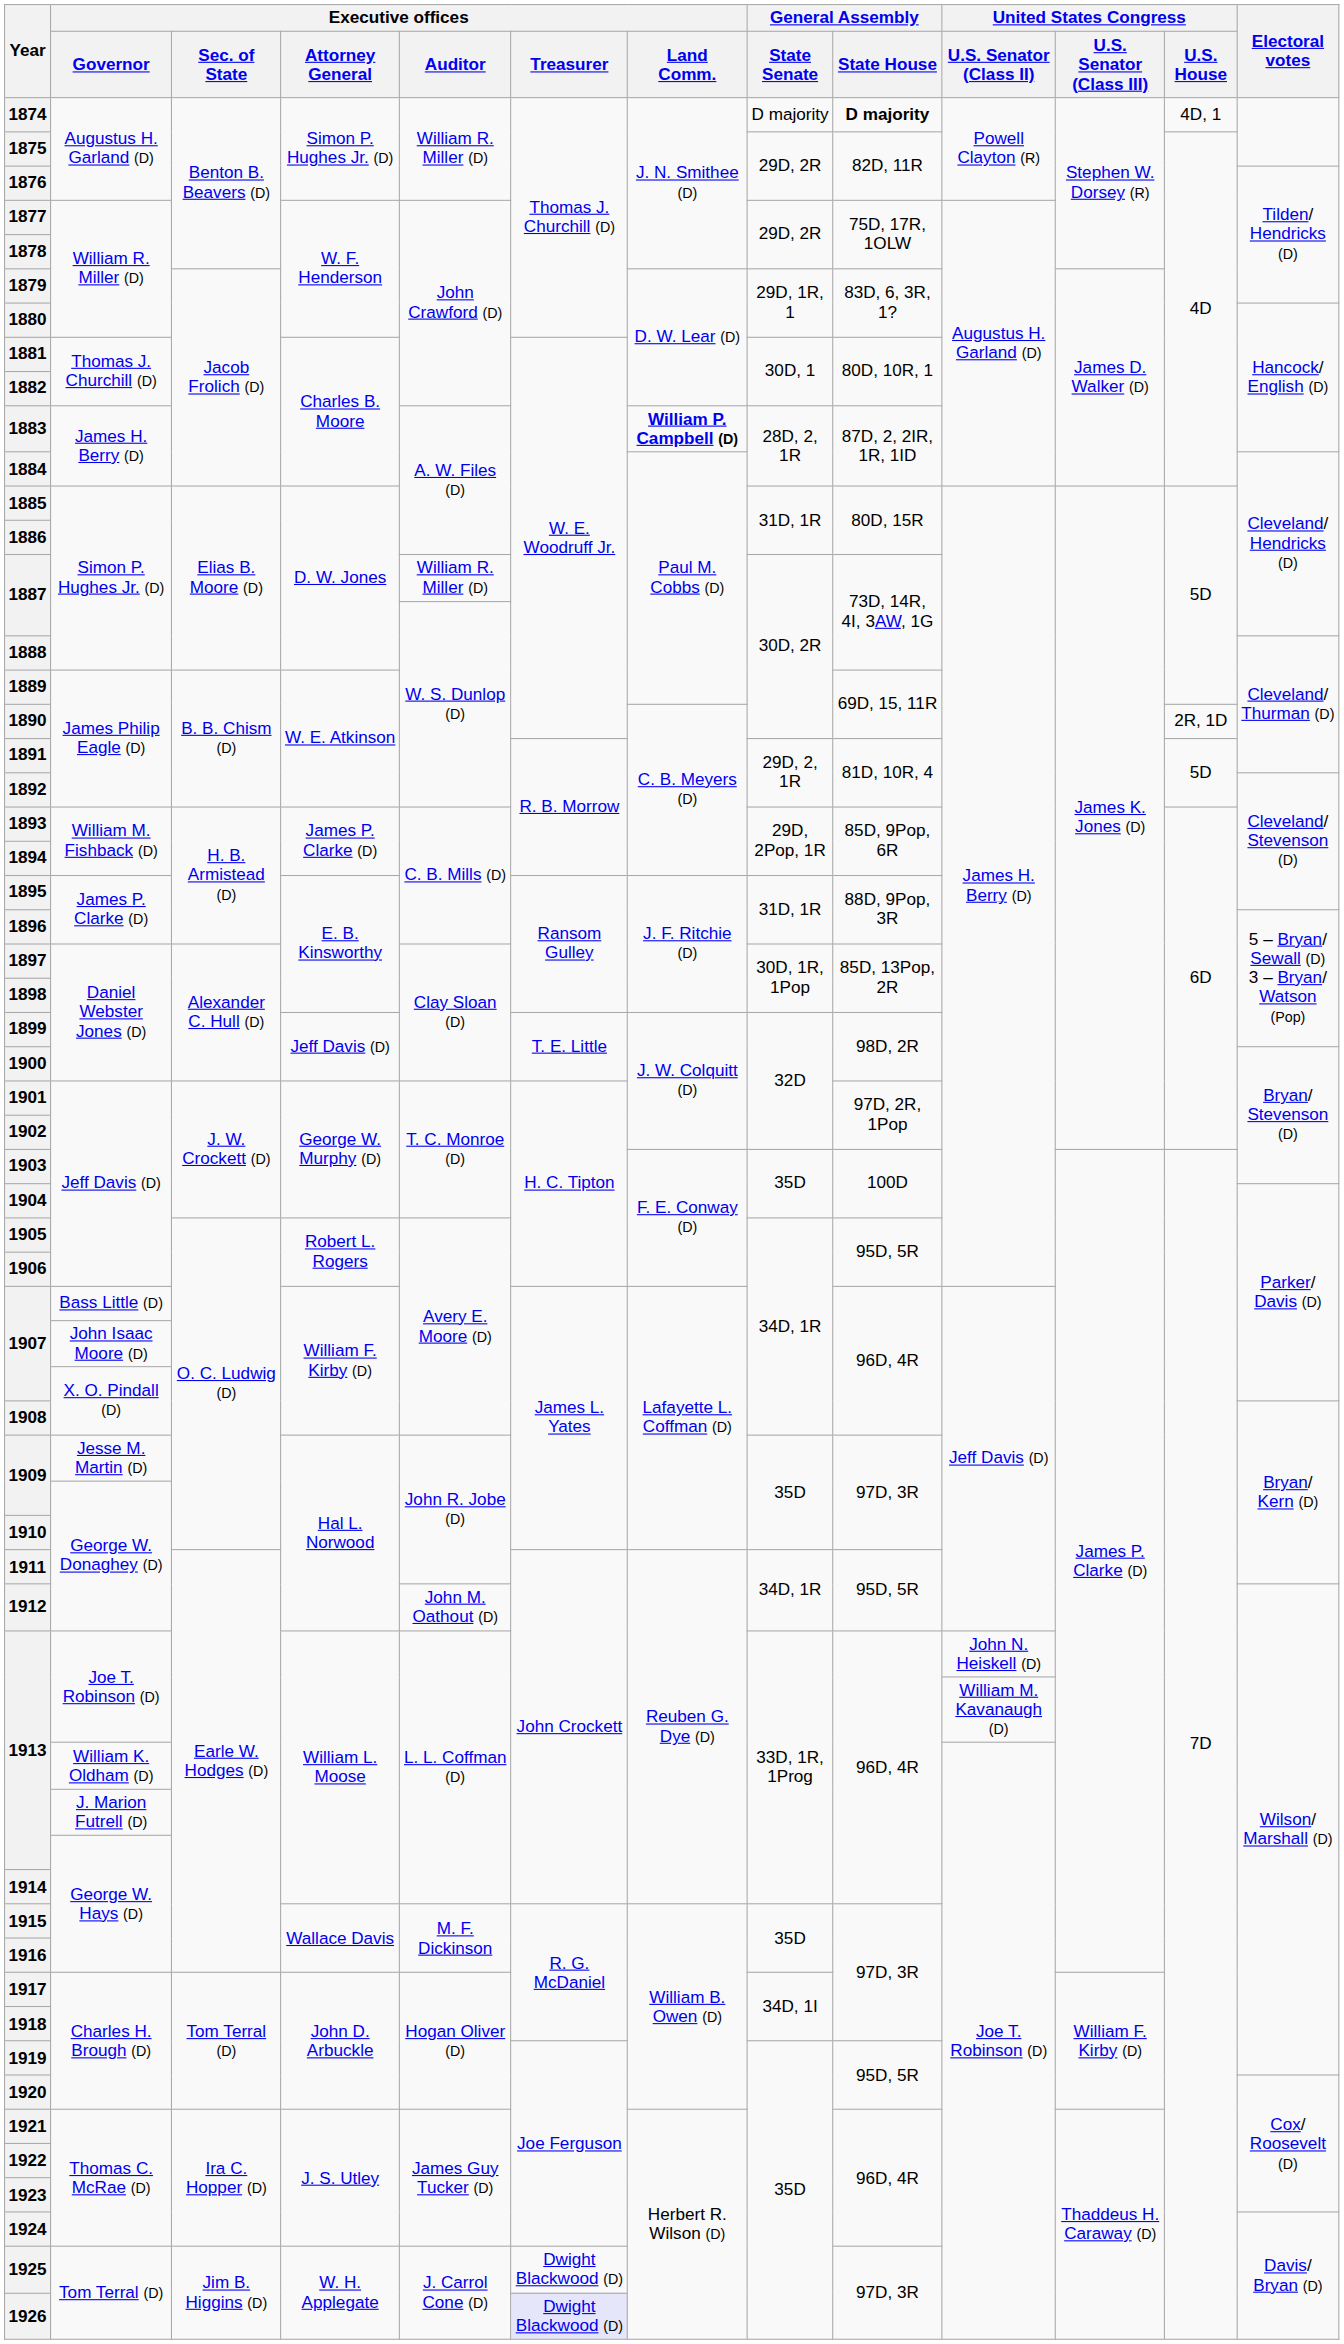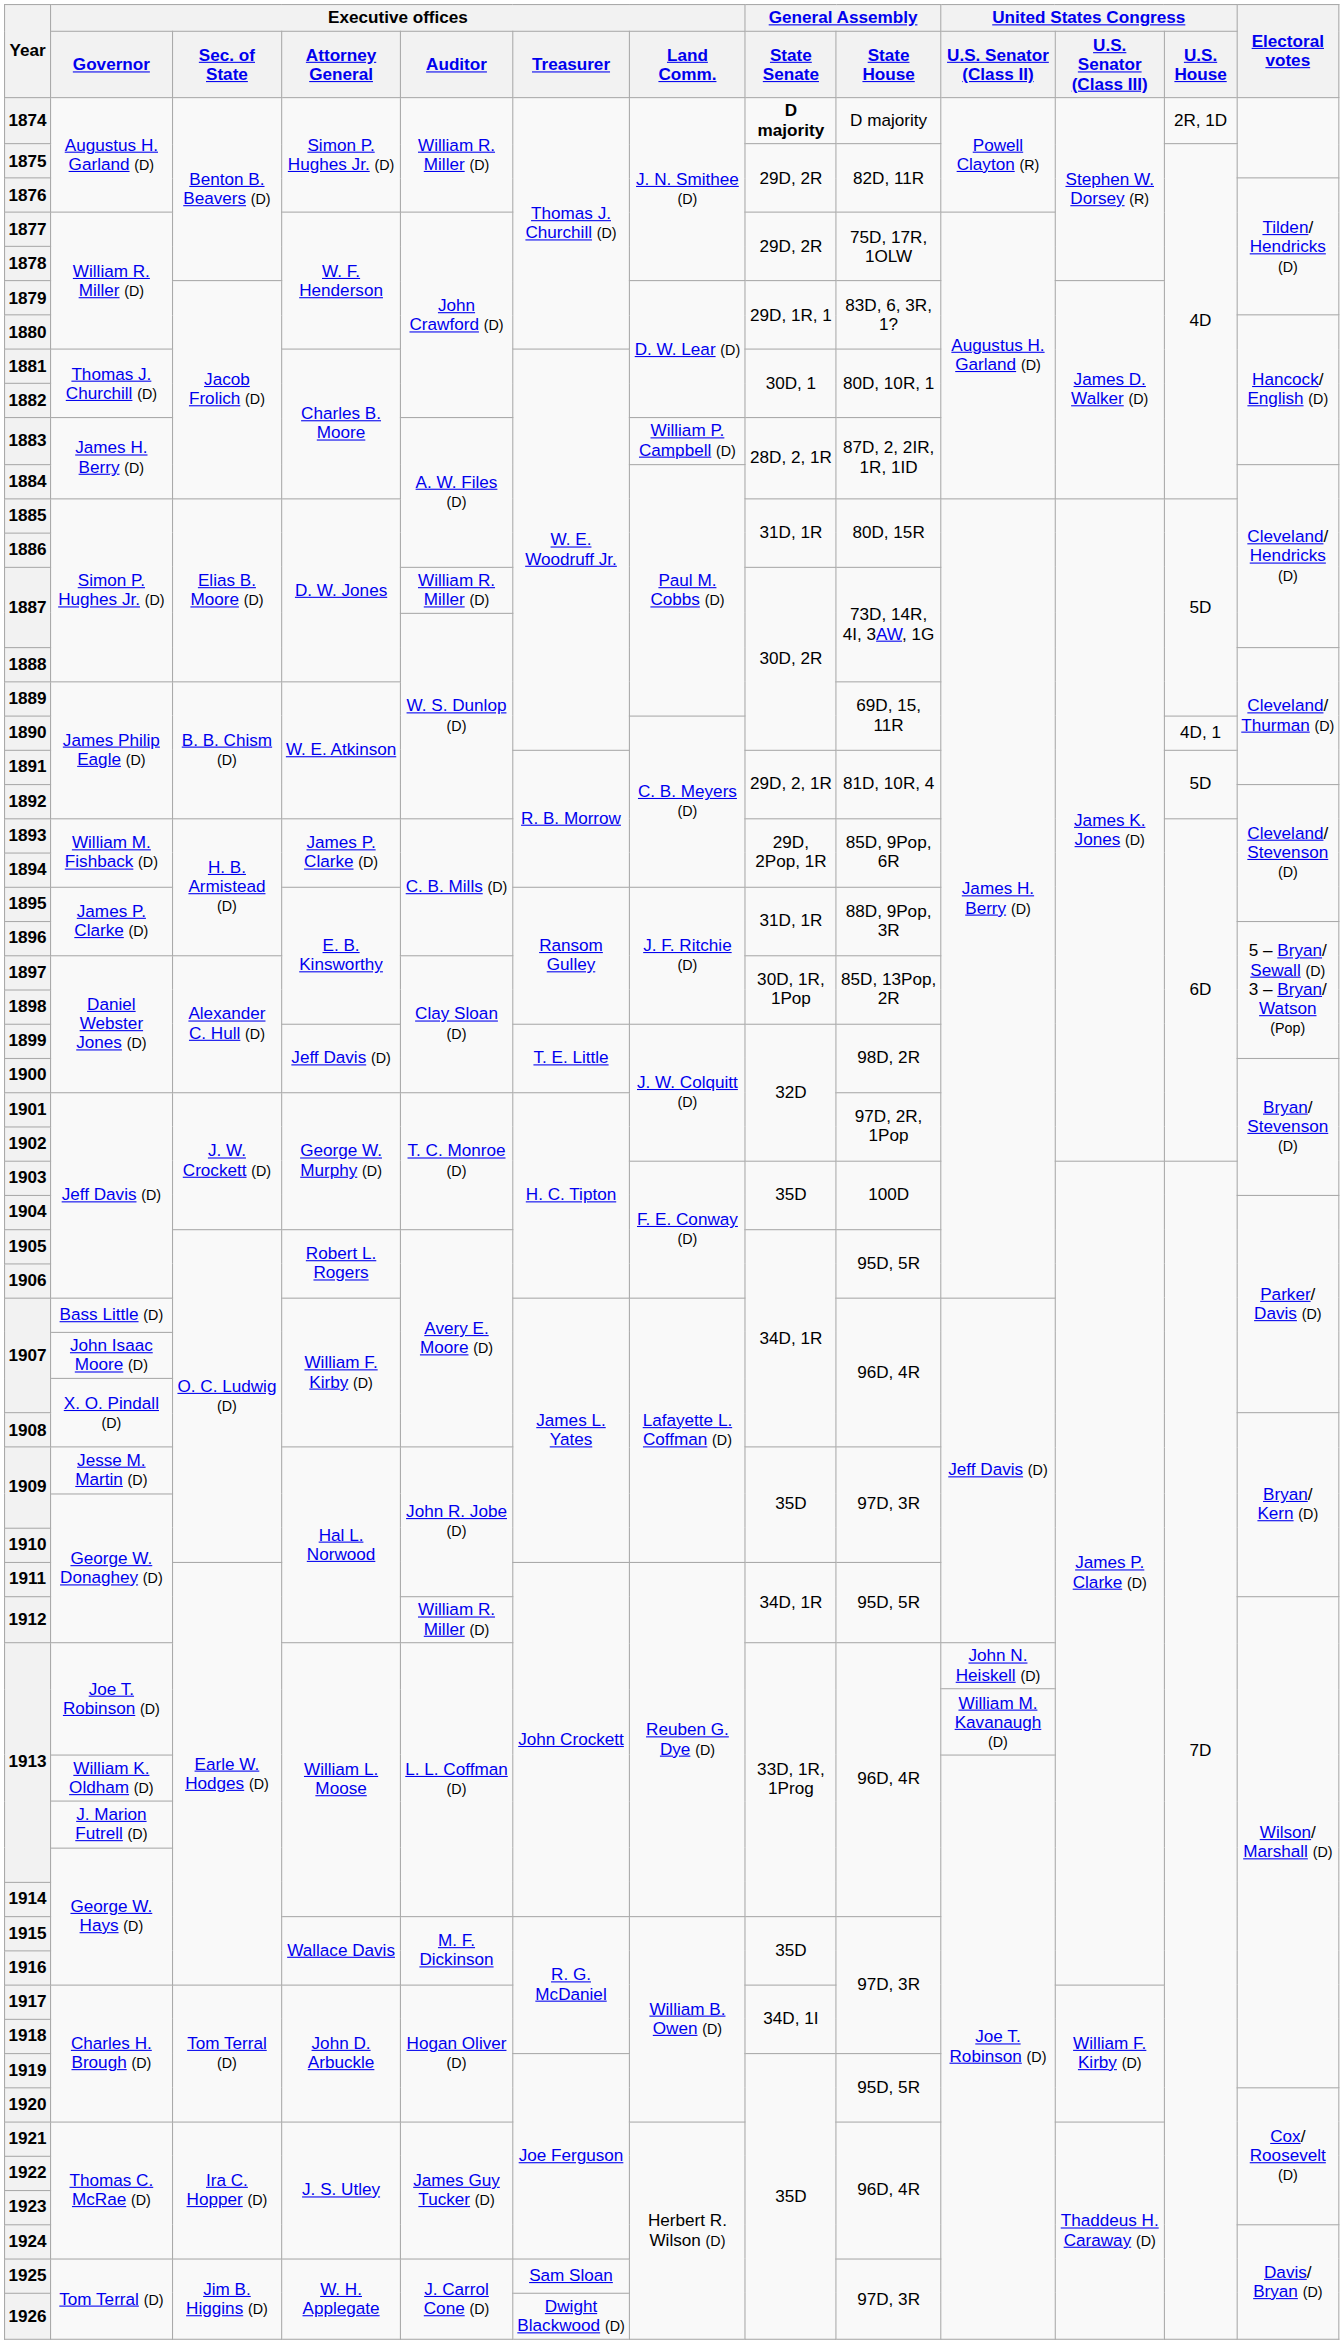(790, 114) normal -> (791, 120) bold
(887, 114) bold -> (889, 120) normal
(1201, 114) 4D, 1 -> (1201, 120) 2R, 1D
(687, 428) bold -> (687, 440) normal
(1201, 720) 2R, 1D -> (1201, 733) 4D, 1
(455, 1607) John M. Oathout (D) -> (457, 1619) William R. Miller (D)
(569, 2269) Dwight Blackwood (D) -> (571, 2275) Sam Sloan
(569, 2315) lavender background -> (571, 2315) no background
